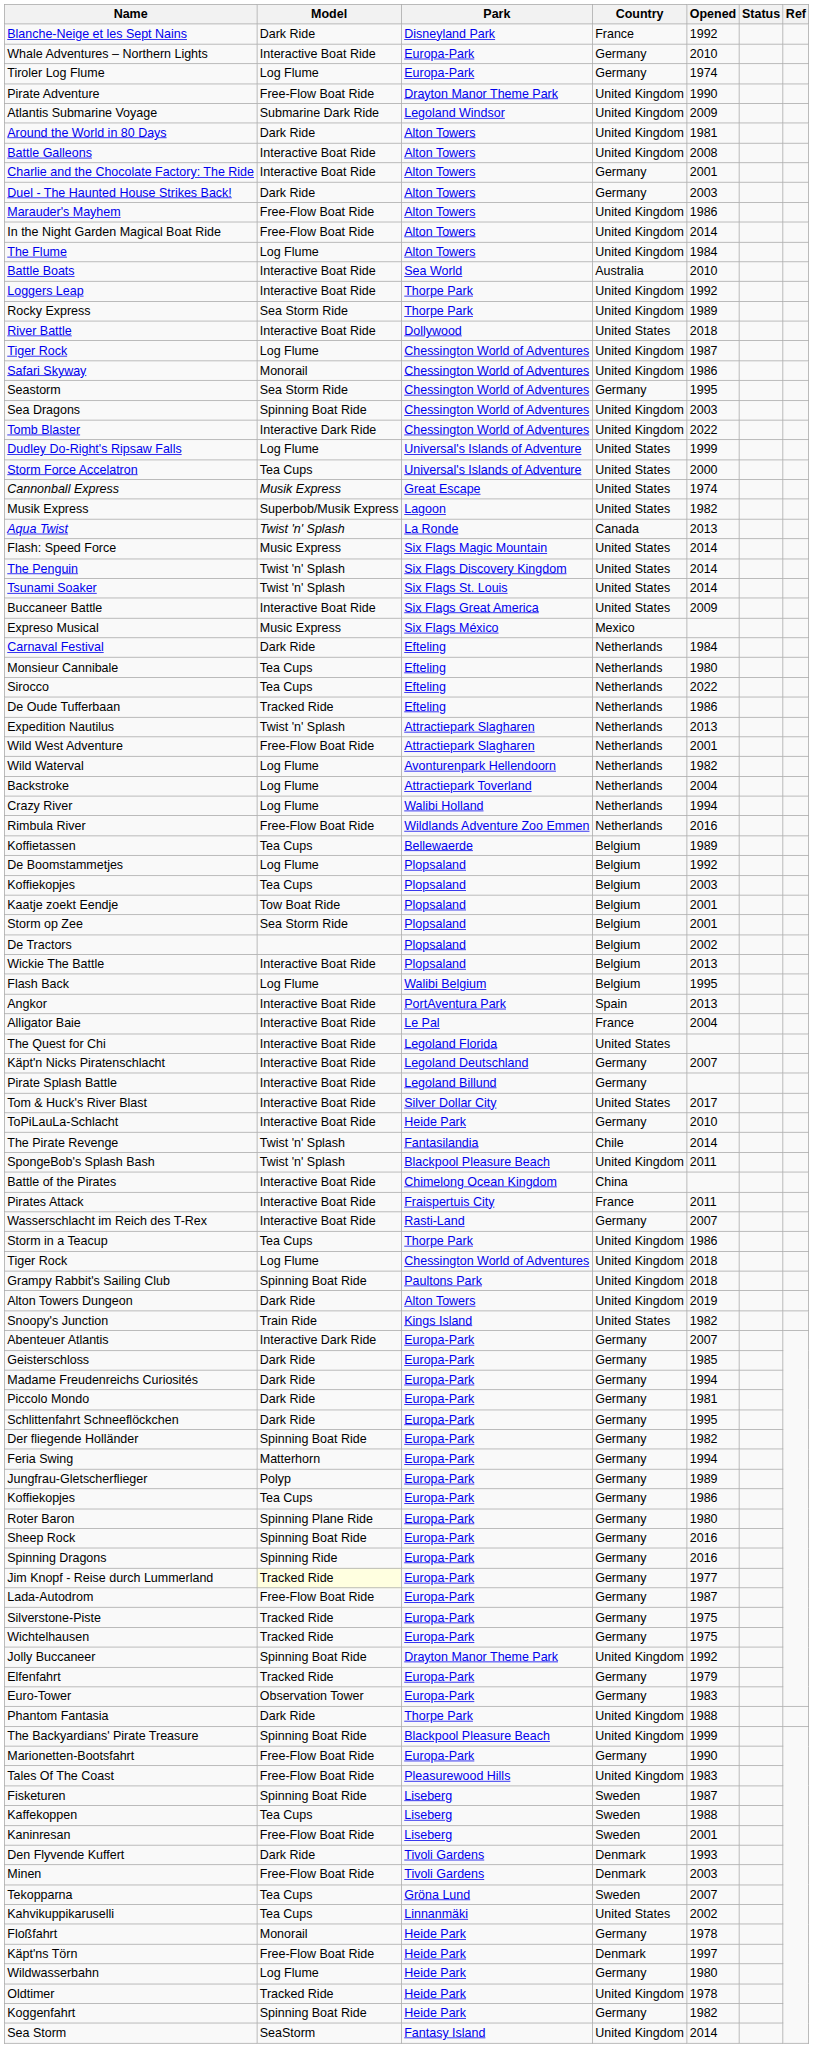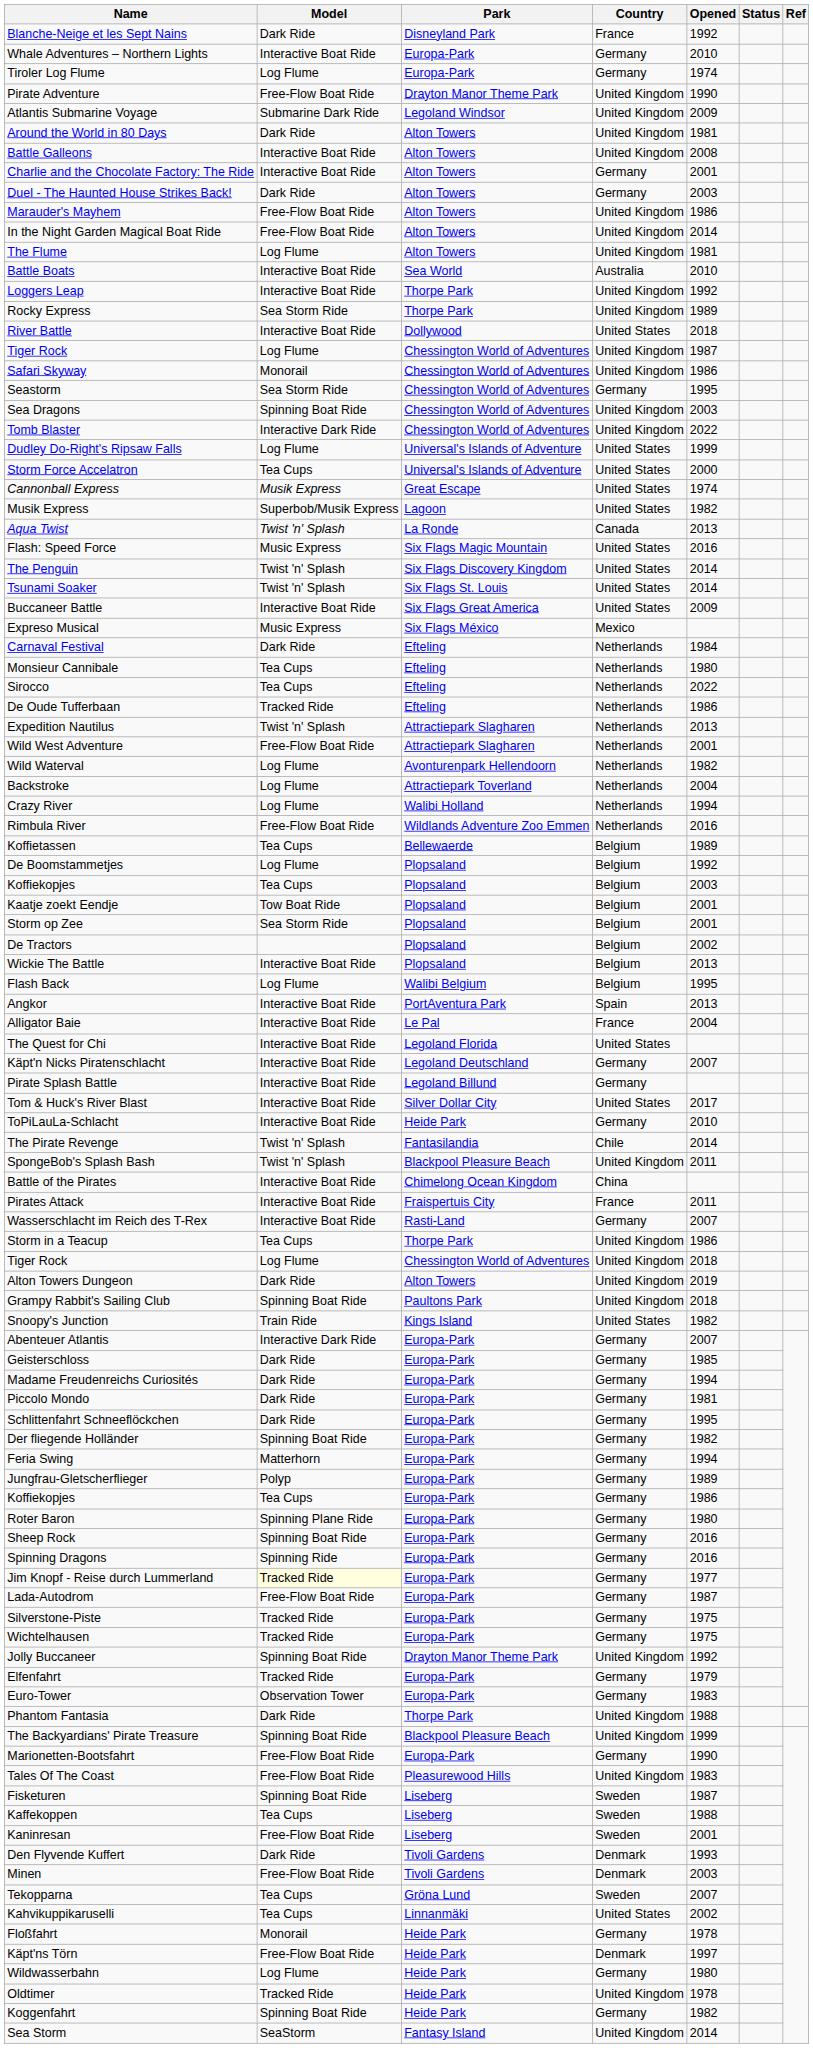(704, 251) 1984 -> (704, 251) 1981
(704, 548) 2014 -> (704, 548) 2016
rows swapped: (70, 1300) <-> (89, 1281)
